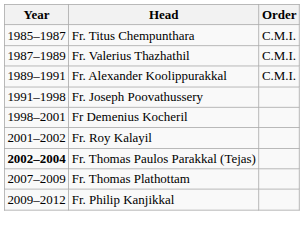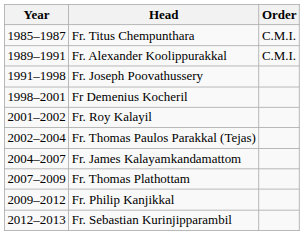- row: (131, 55)
(37, 158) bold -> (37, 138) normal
+ row: (156, 158)
+ row: (152, 220)
